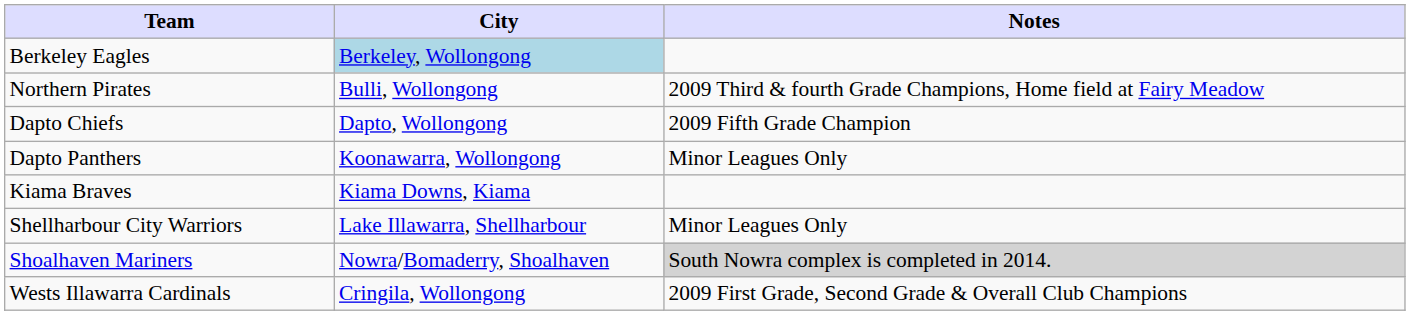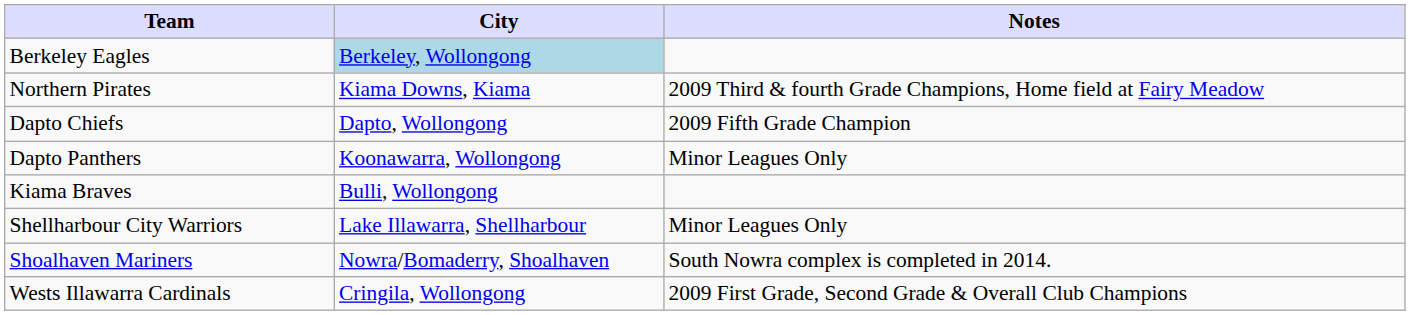(418, 89) Bulli, Wollongong -> (435, 89) Kiama Downs, Kiama
(435, 191) Kiama Downs, Kiama -> (418, 191) Bulli, Wollongong
(860, 259) lightgrey background -> (860, 259) no background
